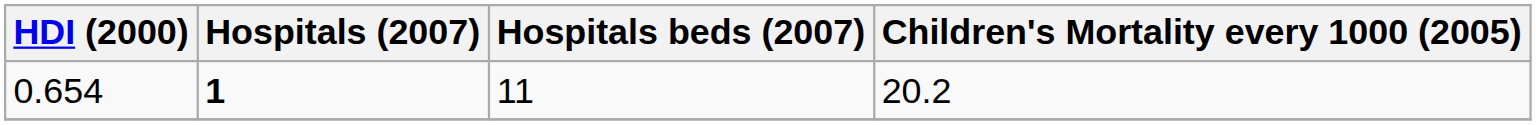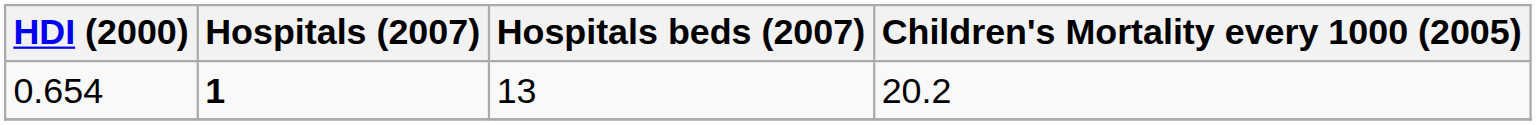(515, 89) 11 -> (517, 89) 13
